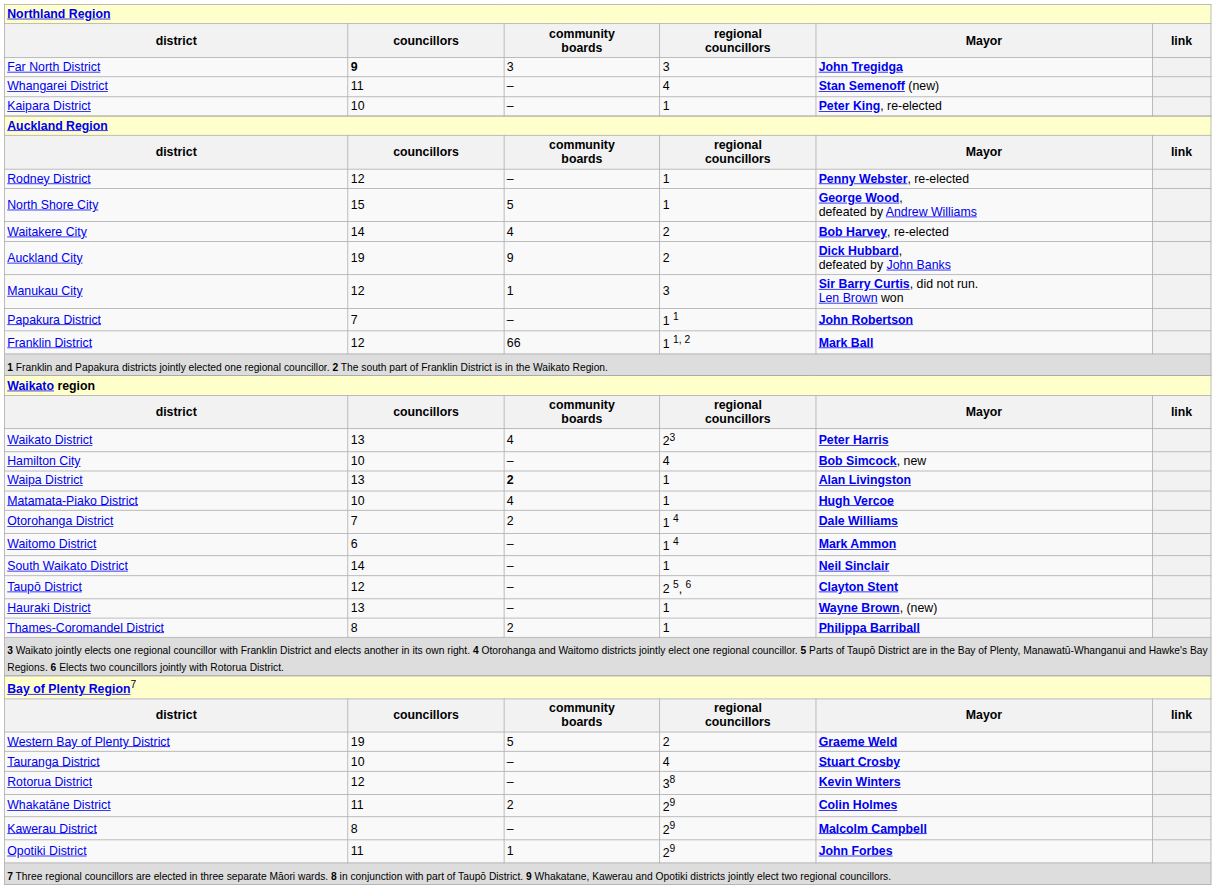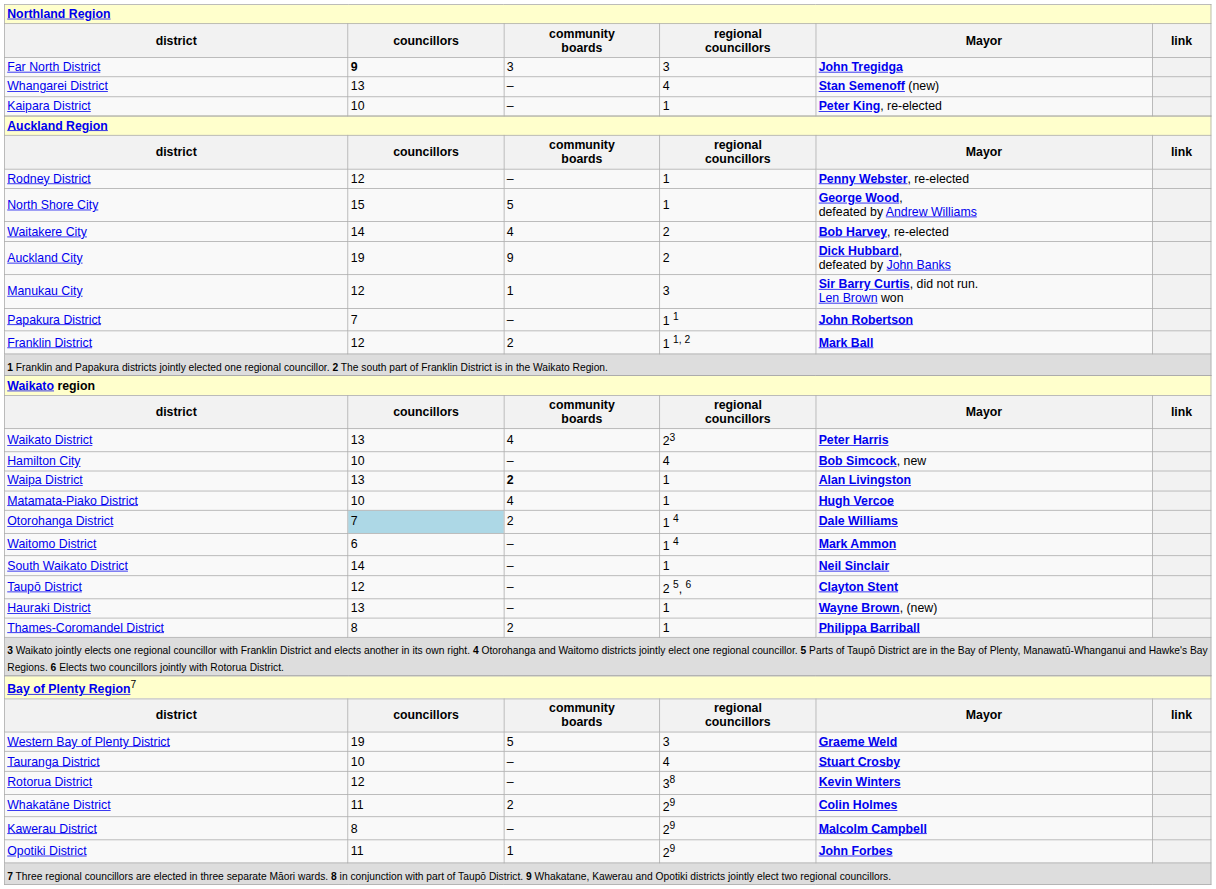(357, 86) 11 -> (358, 86) 13
(514, 342) 66 -> (510, 342) 2
(354, 521) no background -> (354, 521) lightblue background
(666, 742) 2 -> (666, 742) 3
